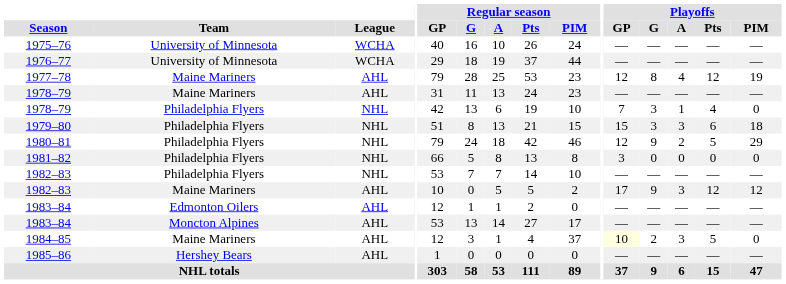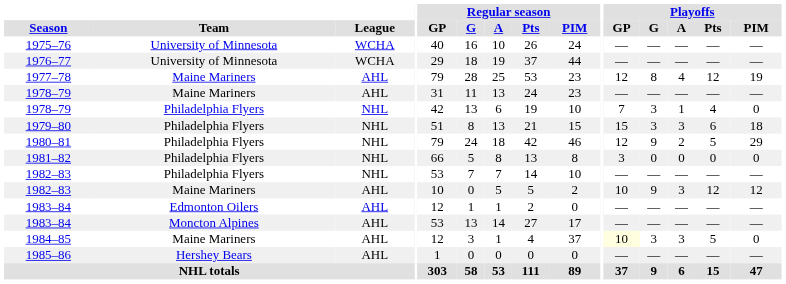(622, 190) 17 -> (622, 190) 10
(654, 238) 2 -> (654, 238) 3
